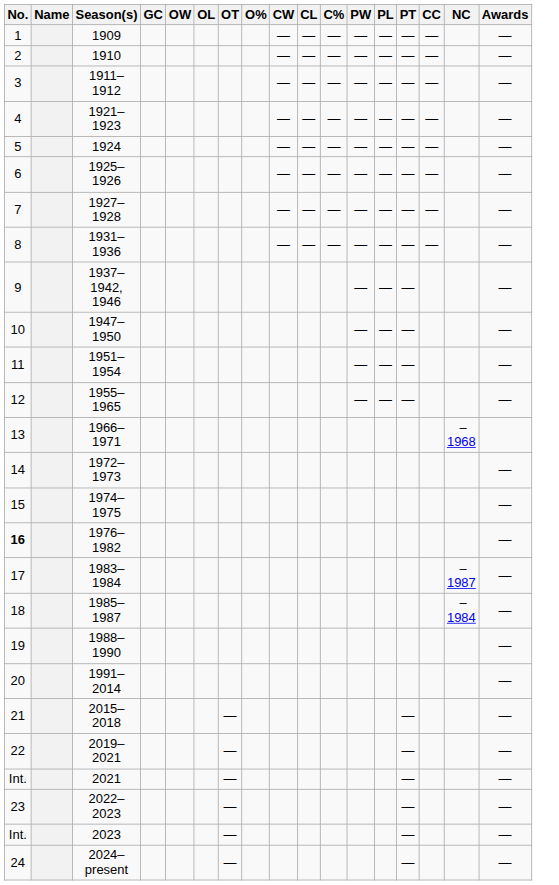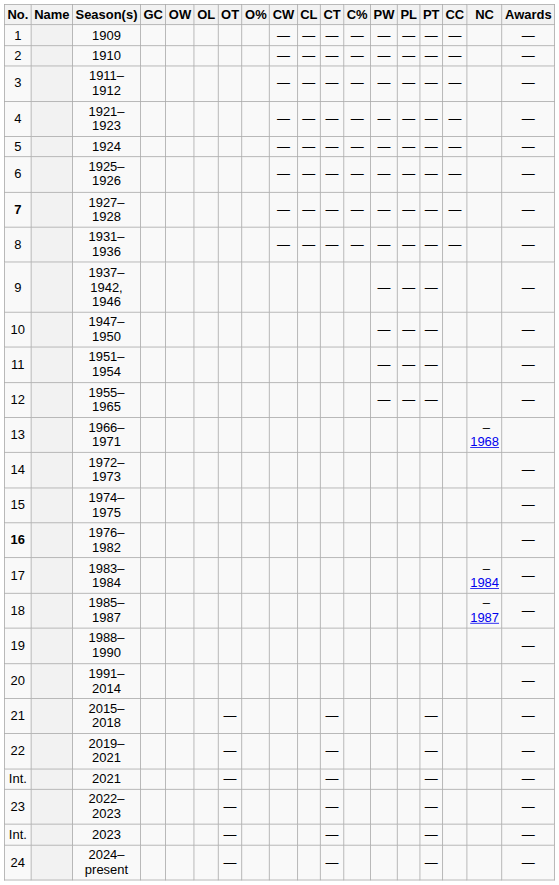+ column: (332, 14)
(18, 209) normal -> (18, 209) bold
(461, 575) – 1987 -> (485, 575) – 1984
(461, 610) – 1984 -> (485, 610) – 1987
